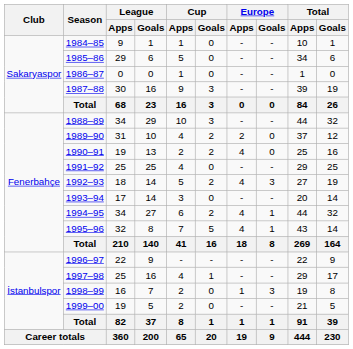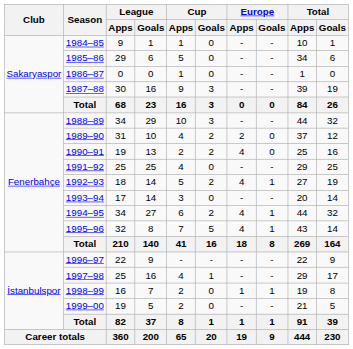(272, 182) 3 -> (272, 182) 1
(272, 290) 3 -> (272, 290) 1
